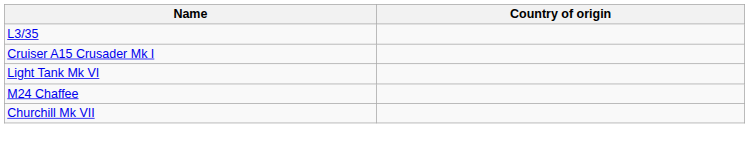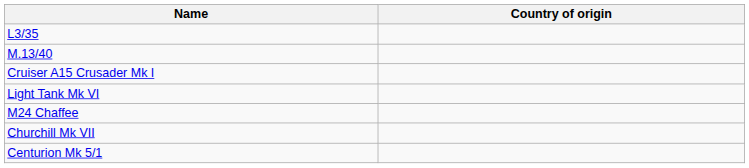+ row: (30, 53)
+ row: (55, 152)
